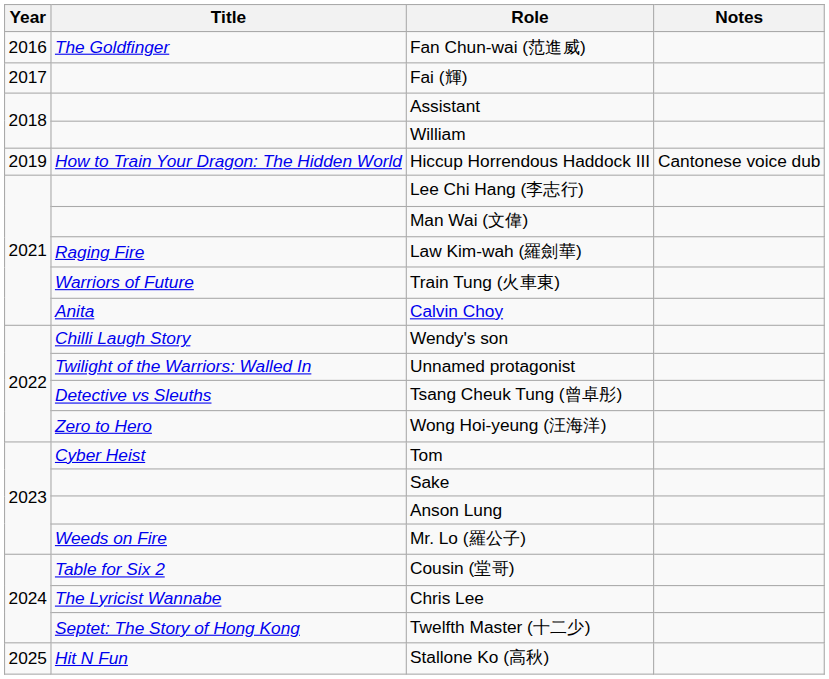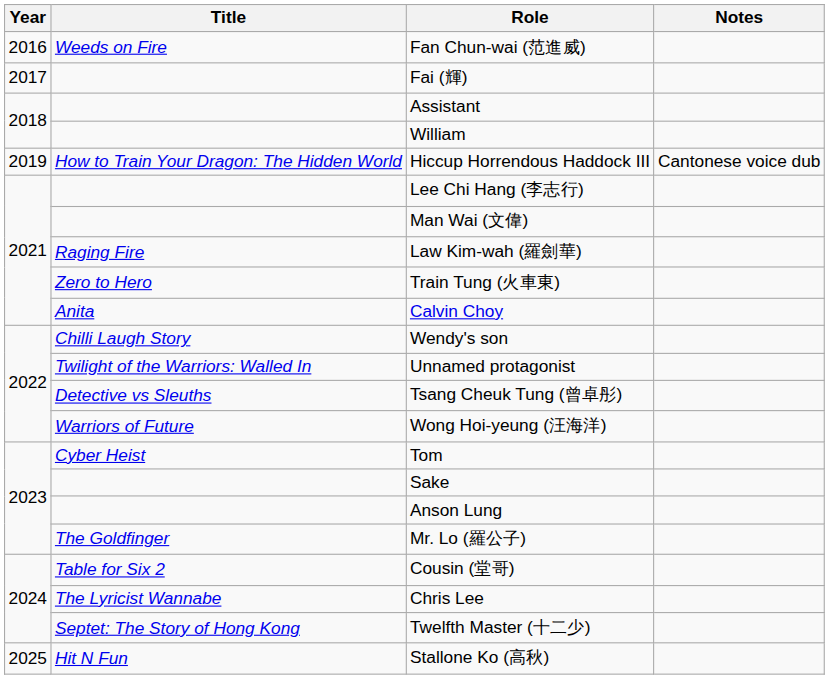(112, 47) The Goldfinger -> (111, 47) Weeds on Fire
(124, 282) Warriors of Future -> (103, 282) Zero to Hero
(103, 426) Zero to Hero -> (124, 426) Warriors of Future
(111, 539) Weeds on Fire -> (112, 539) The Goldfinger
